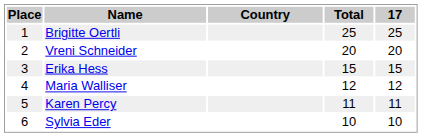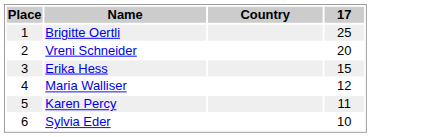- column: (349, 15)
